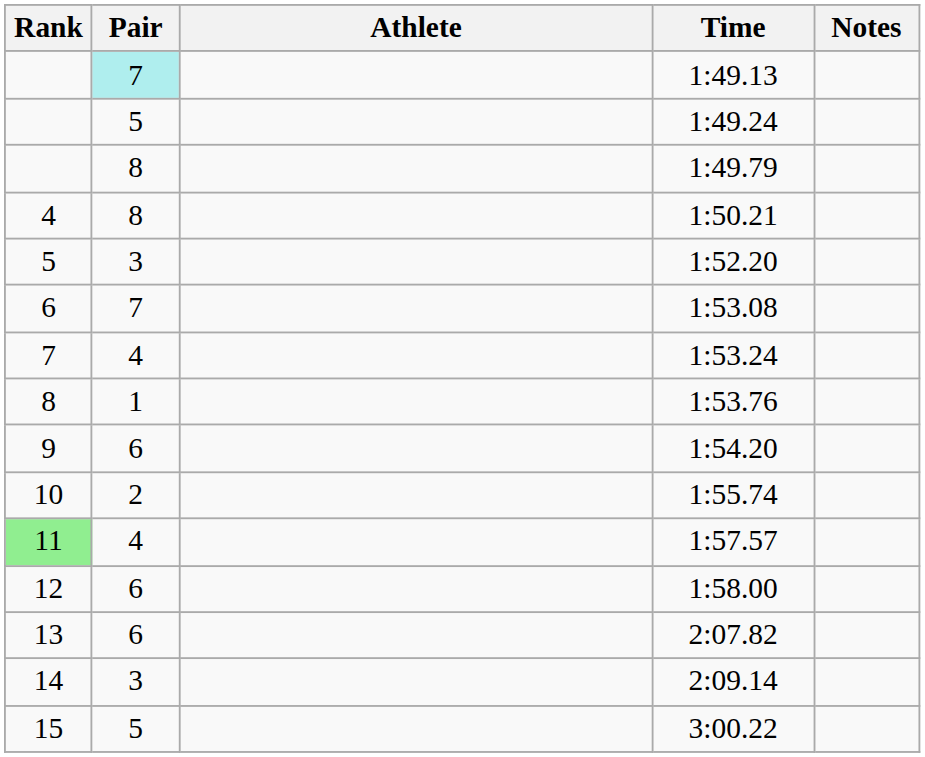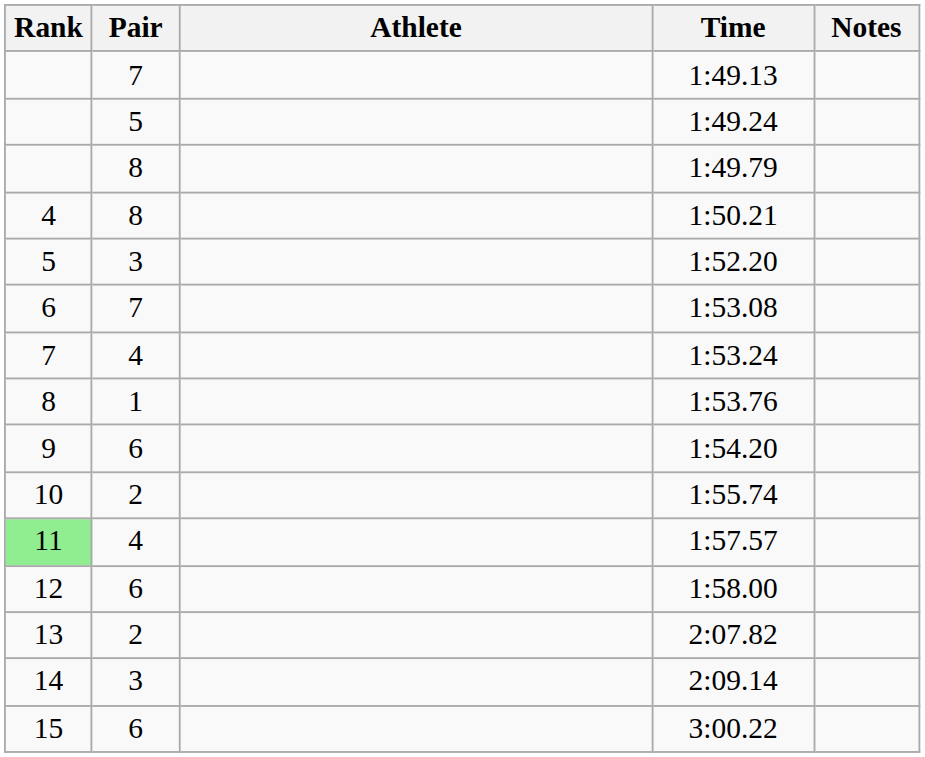(136, 74) paleturquoise background -> (136, 74) no background
(136, 634) 6 -> (136, 634) 2
(136, 728) 5 -> (136, 728) 6
